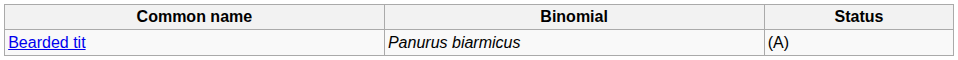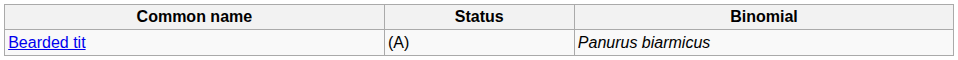columns swapped: (574, 17) <-> (859, 17)
